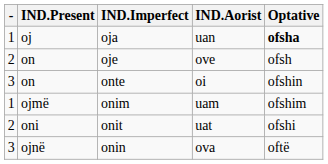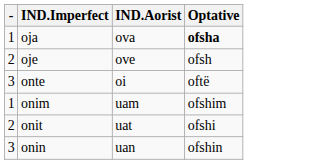- column: (58, 15)
(205, 37) uan -> (125, 37) ova
(285, 81) ofshin -> (199, 81) oftë
(205, 147) ova -> (125, 147) uan
(279, 147) oftë -> (205, 147) ofshin
